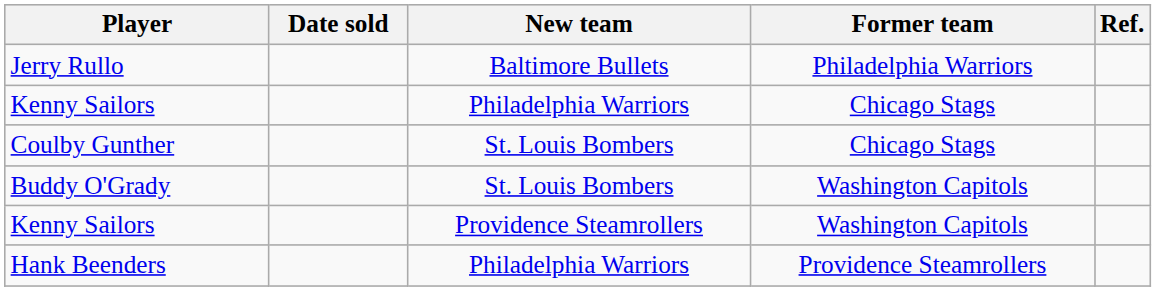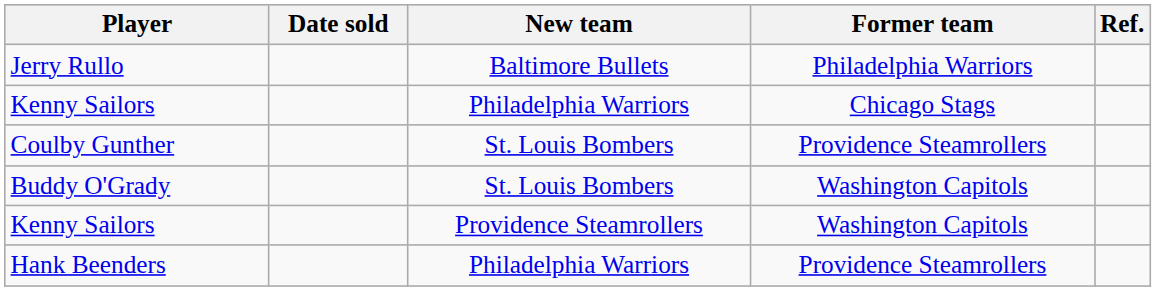(922, 144) Chicago Stags -> (922, 144) Providence Steamrollers
